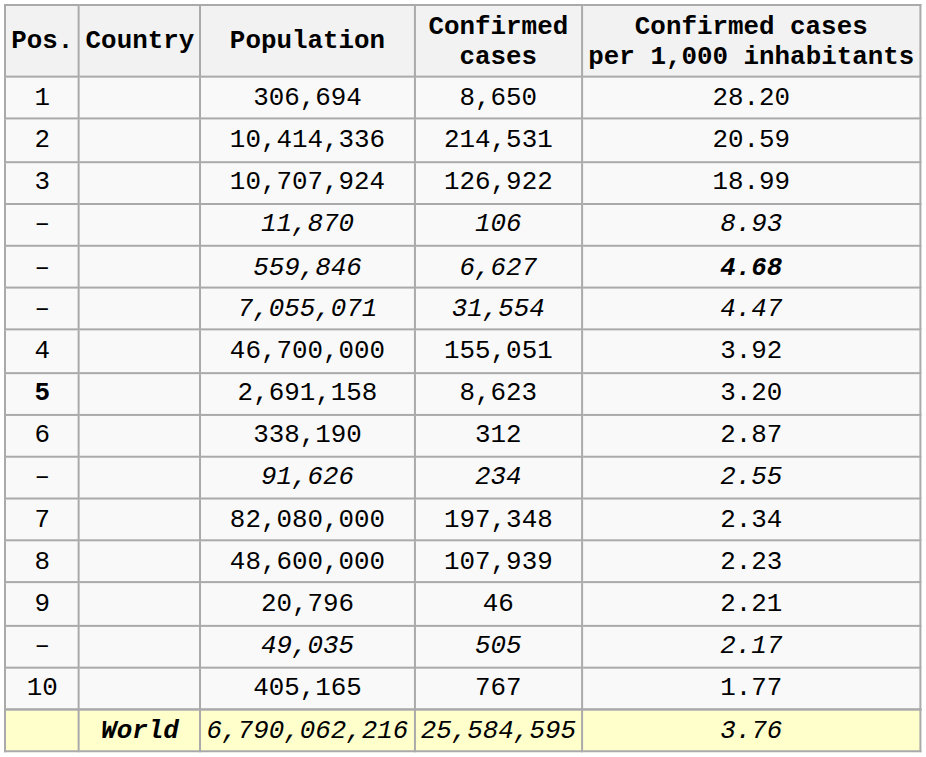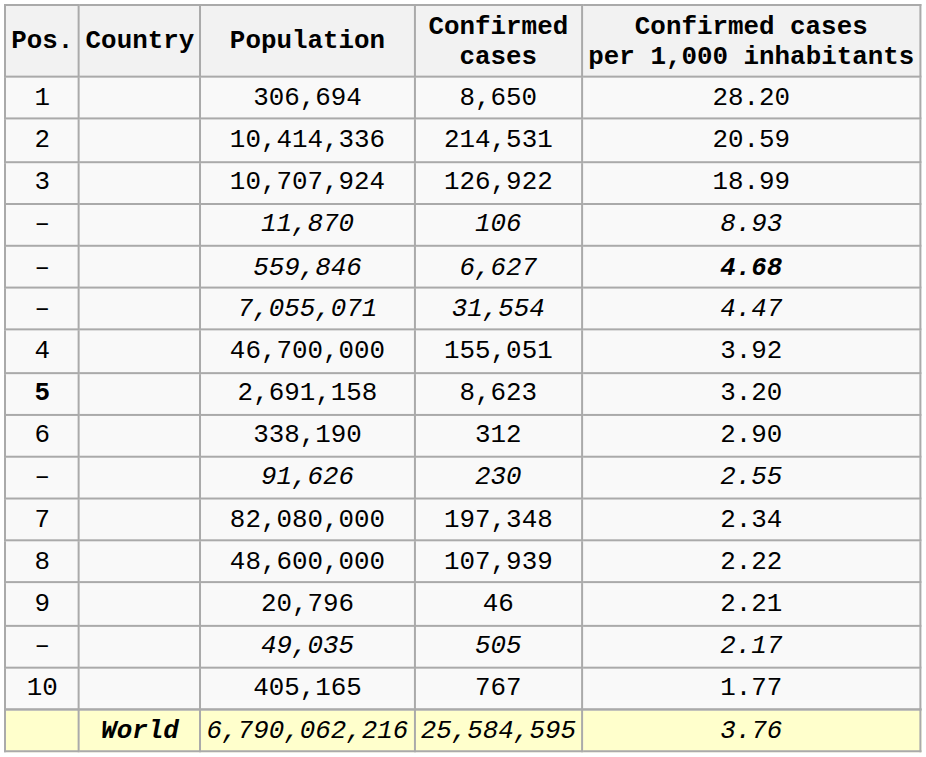(751, 435) 2.87 -> (751, 435) 2.90
(498, 478) 234 -> (498, 478) 230
(751, 562) 2.23 -> (751, 562) 2.22
